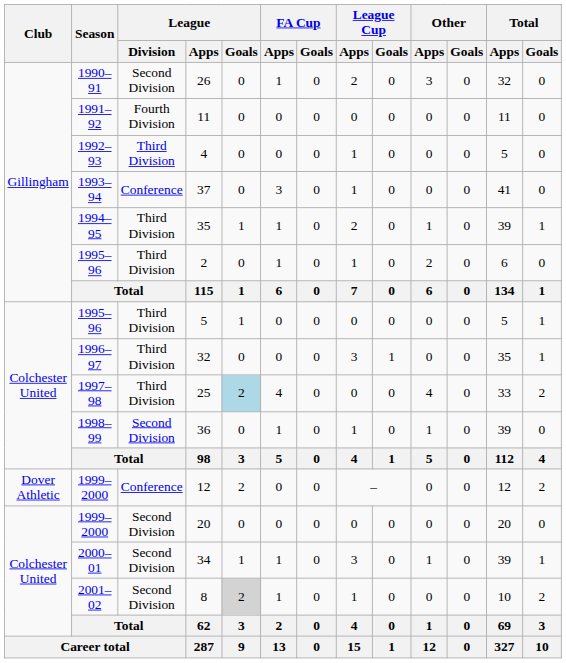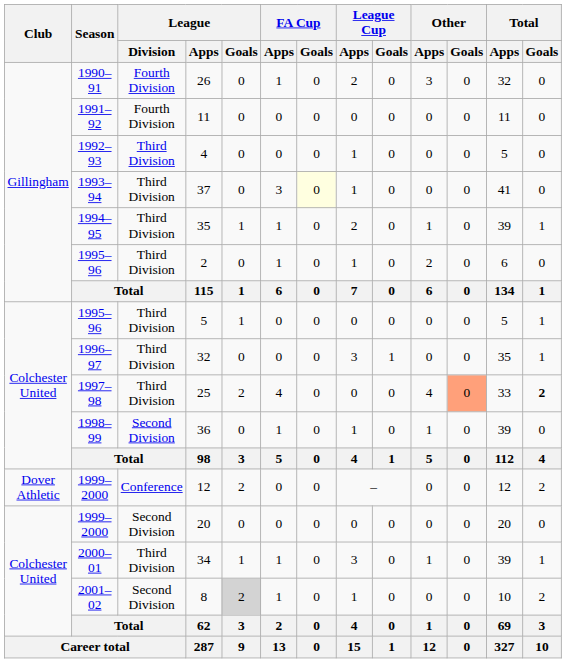(152, 80) Second Division -> (152, 80) Fourth Division
(152, 189) Conference -> (152, 189) Third Division
(317, 189) no background -> (317, 189) lightyellow background
(241, 393) lightblue background -> (241, 393) no background
(467, 393) no background -> (467, 393) lightsalmon background
(542, 393) normal -> (542, 393) bold
(152, 560) Second Division -> (152, 560) Third Division
